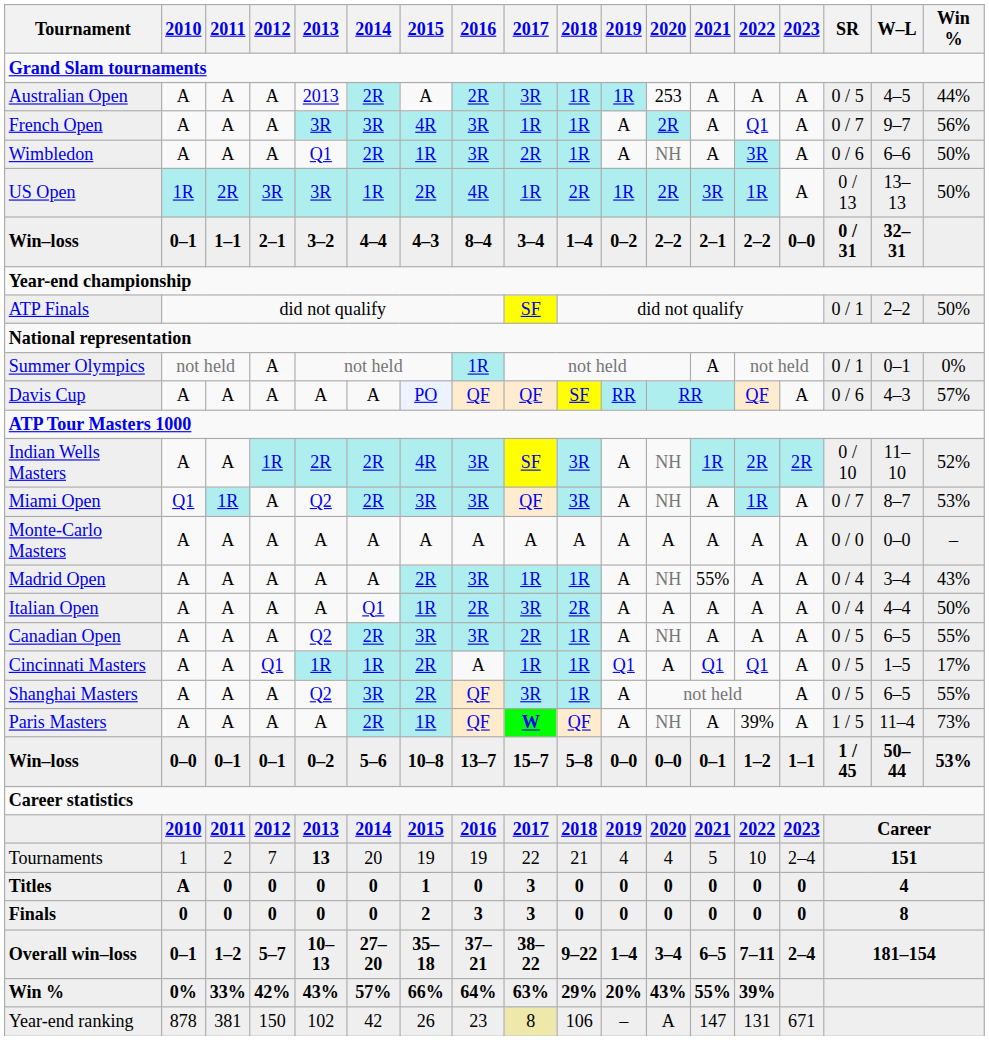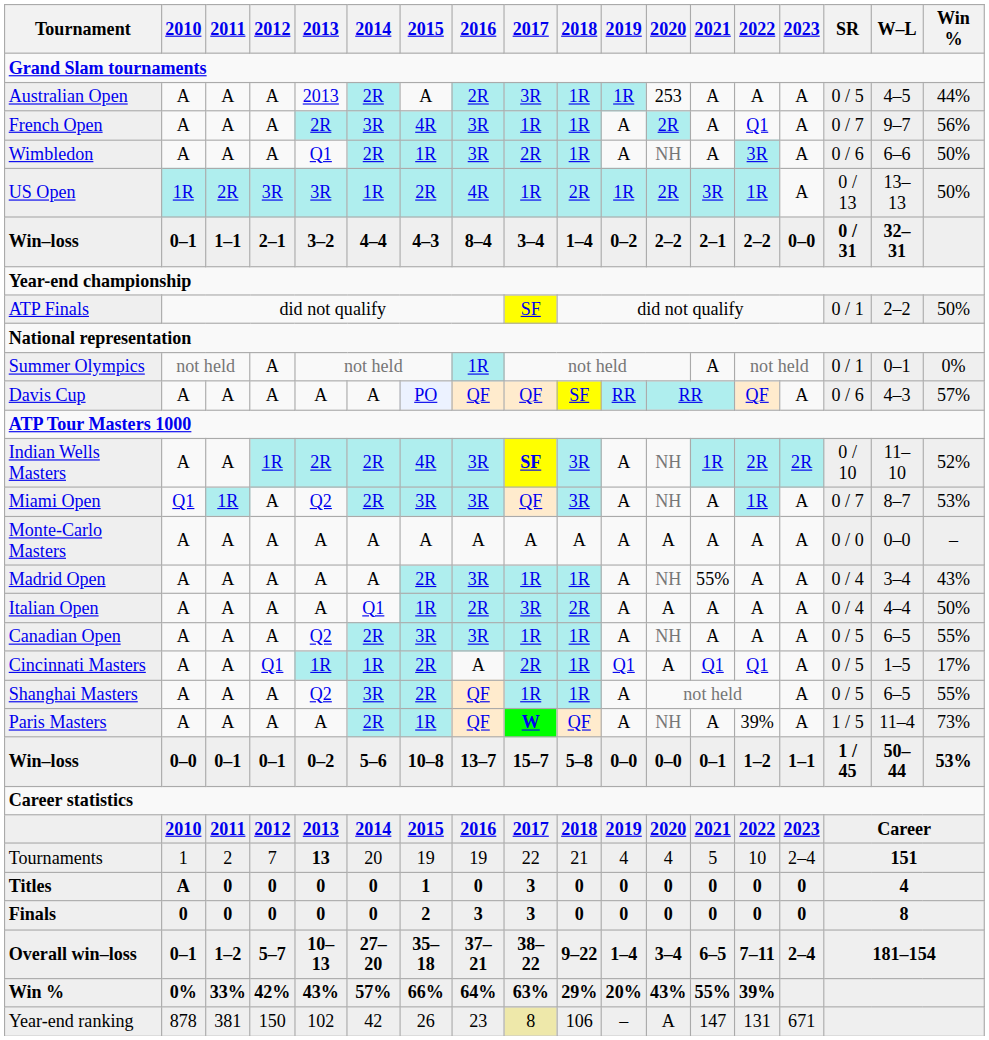(321, 125) 3R -> (321, 125) 2R
(531, 462) normal -> (531, 462) bold
(531, 636) 2R -> (531, 636) 1R
(531, 665) 1R -> (531, 665) 2R
(531, 694) 3R -> (531, 694) 1R
